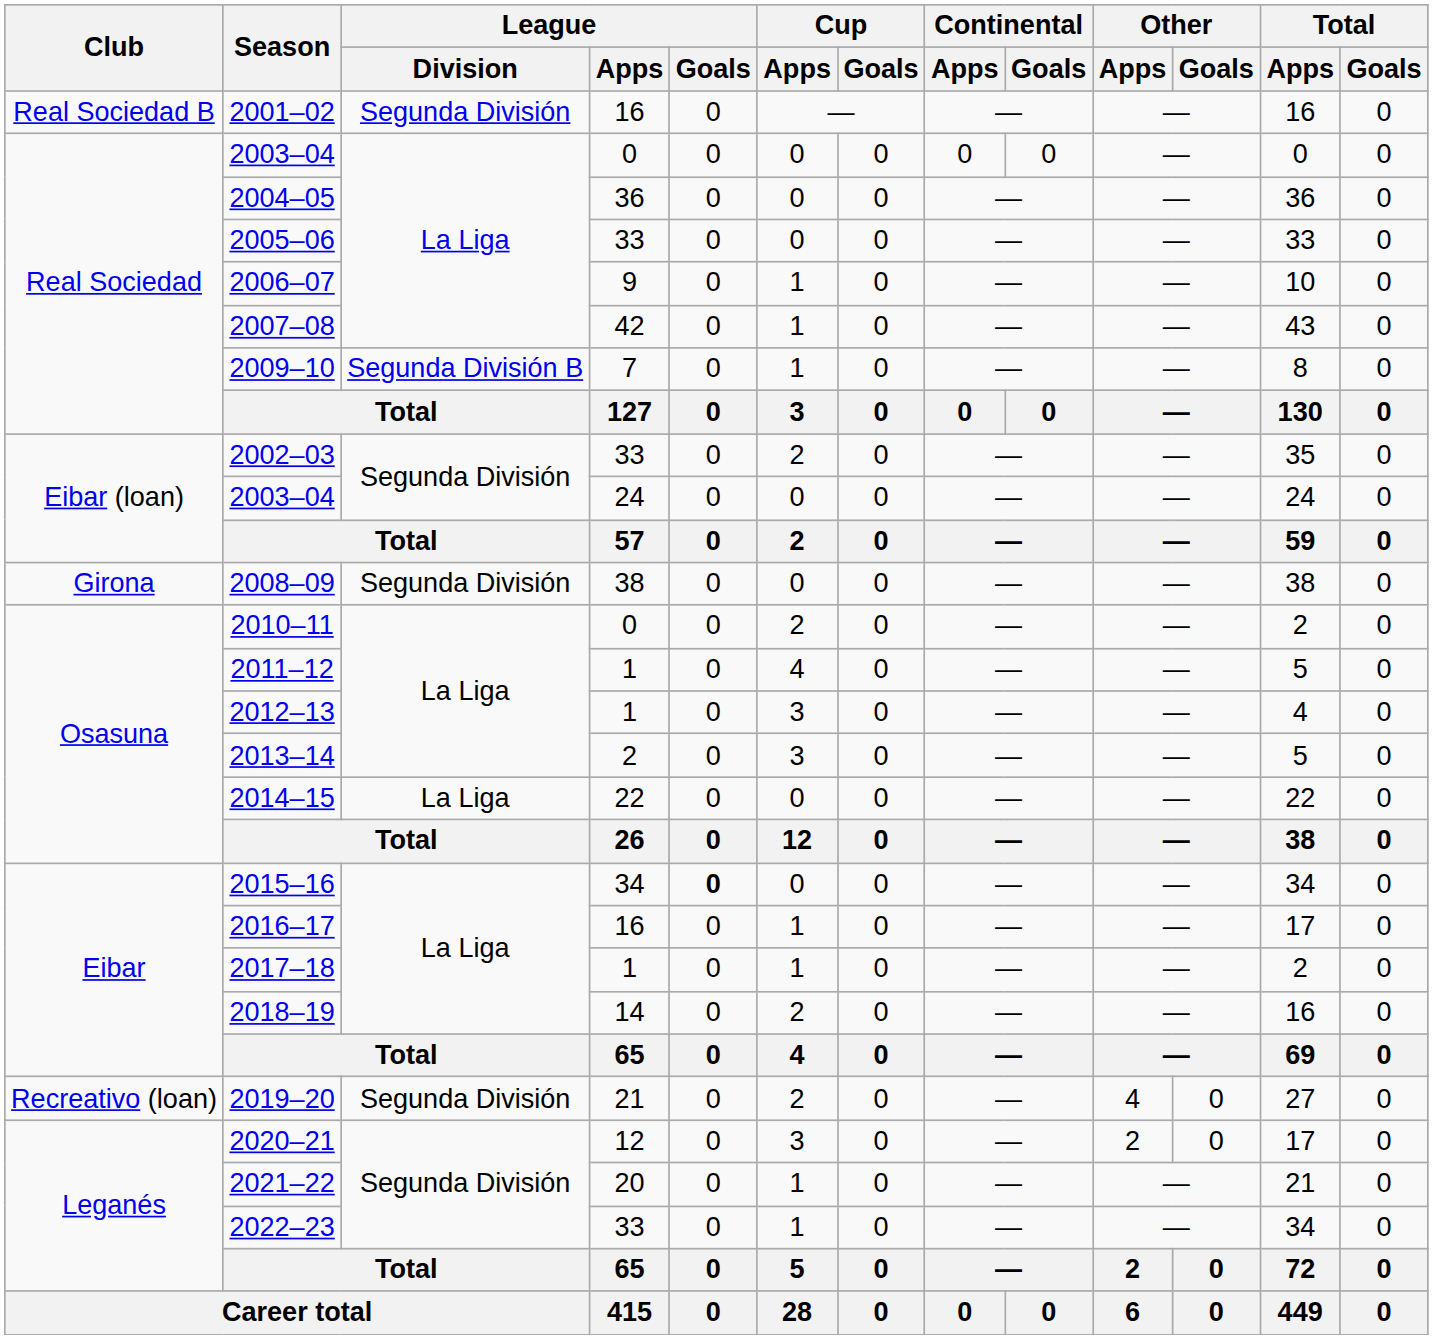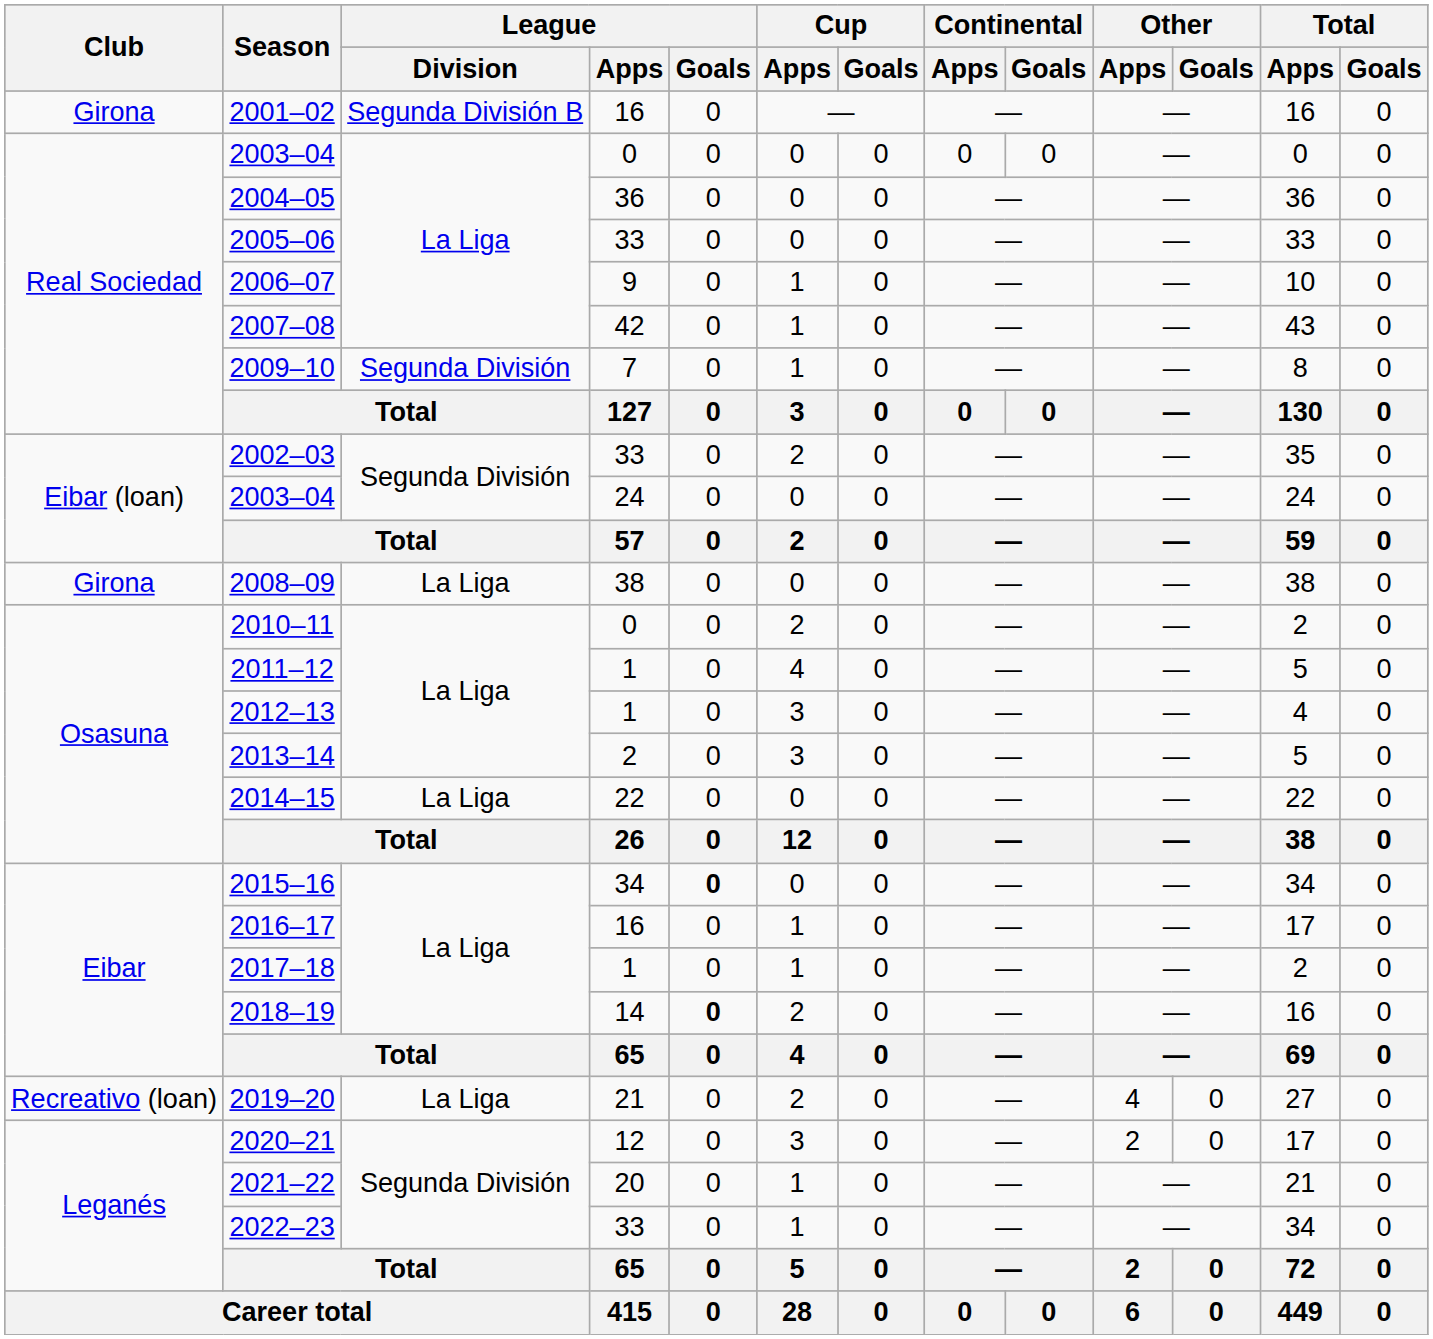(114, 111) Real Sociedad B -> (114, 111) Girona
(465, 111) Segunda División -> (465, 111) Segunda División B
(465, 369) Segunda División B -> (465, 369) Segunda División
(465, 583) Segunda División -> (465, 583) La Liga
(713, 1012) normal -> (713, 1012) bold
(465, 1098) Segunda División -> (465, 1098) La Liga
